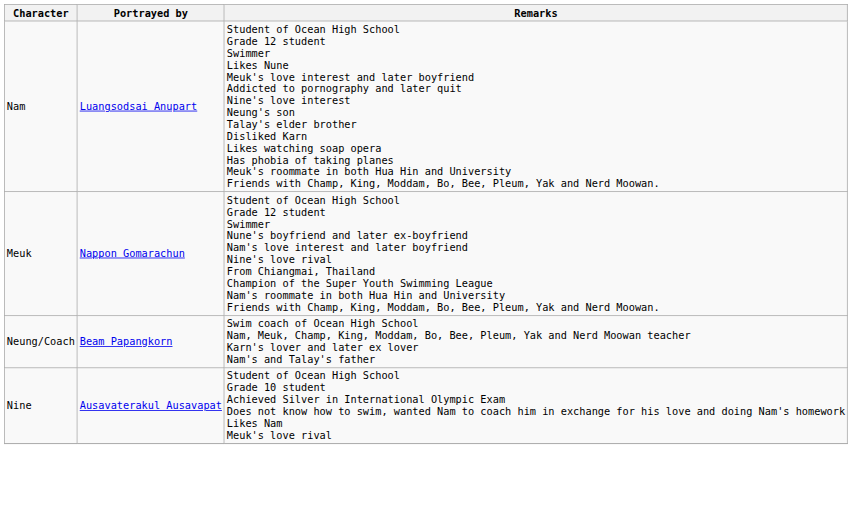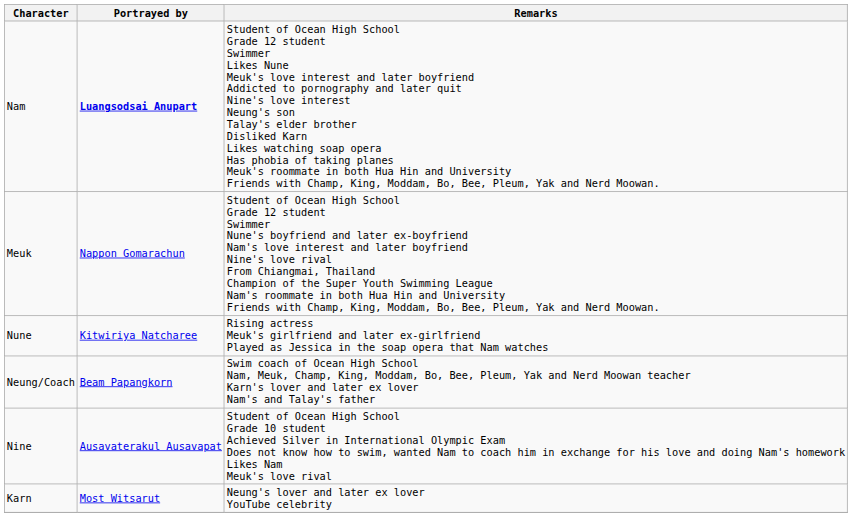(138, 107) normal -> (138, 107) bold
+ row: (19, 336)
+ row: (19, 498)
